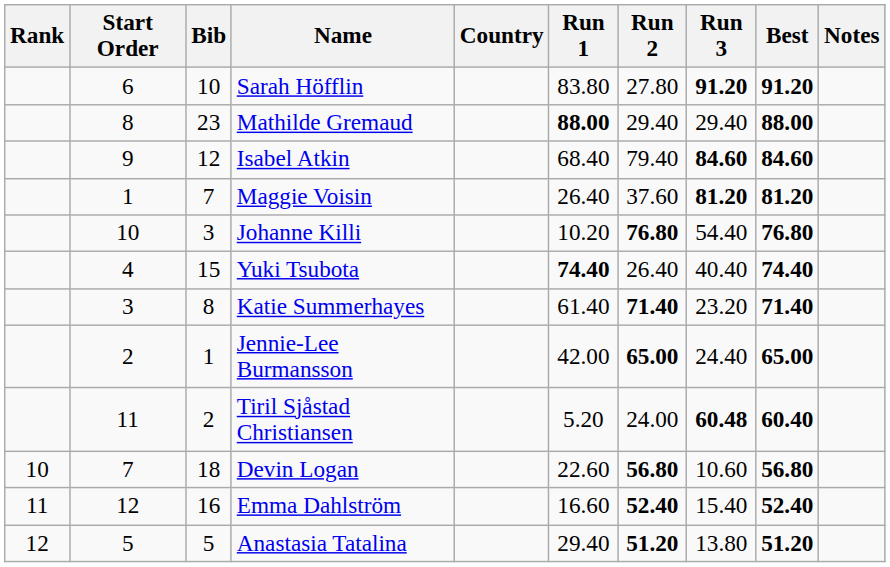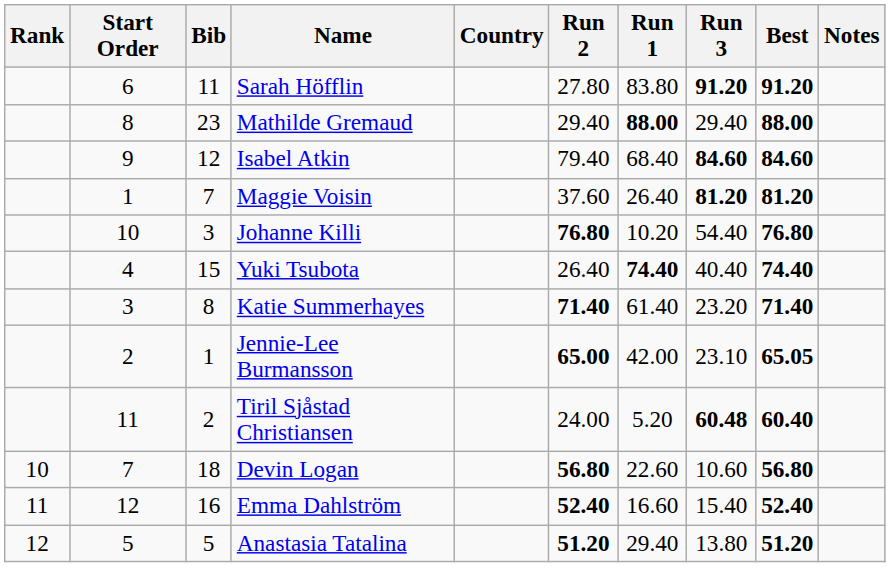columns swapped: (583, 35) <-> (652, 35)
(209, 85) 10 -> (209, 85) 11
(721, 356) 24.40 -> (721, 356) 23.10
(787, 356) 65.00 -> (787, 356) 65.05
